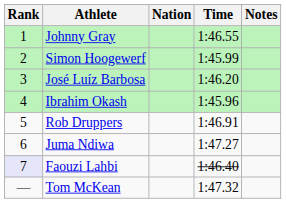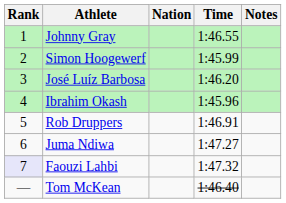(218, 166) 1:46.40 -> (218, 166) 1:47.32
(218, 187) 1:47.32 -> (218, 187) 1:46.40
